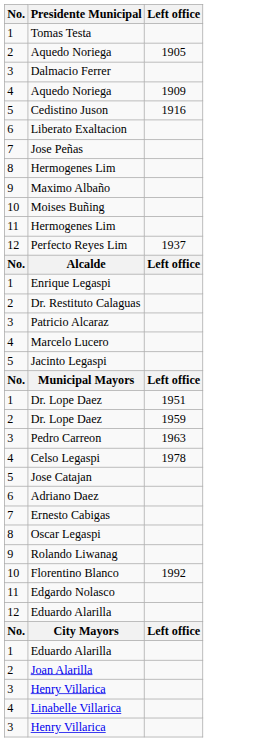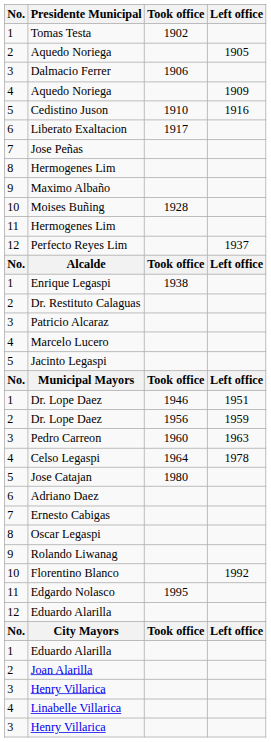+ column: (176, 14)
